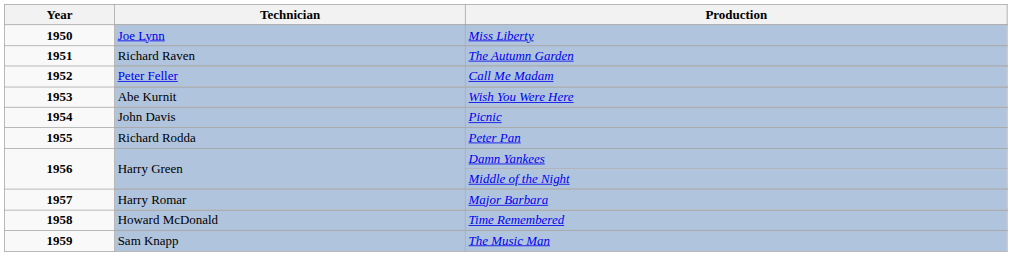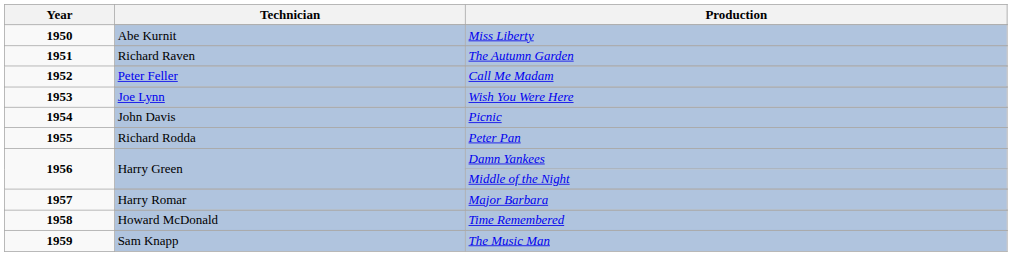(141, 35) Joe Lynn -> (147, 35) Abe Kurnit
(147, 96) Abe Kurnit -> (141, 96) Joe Lynn
